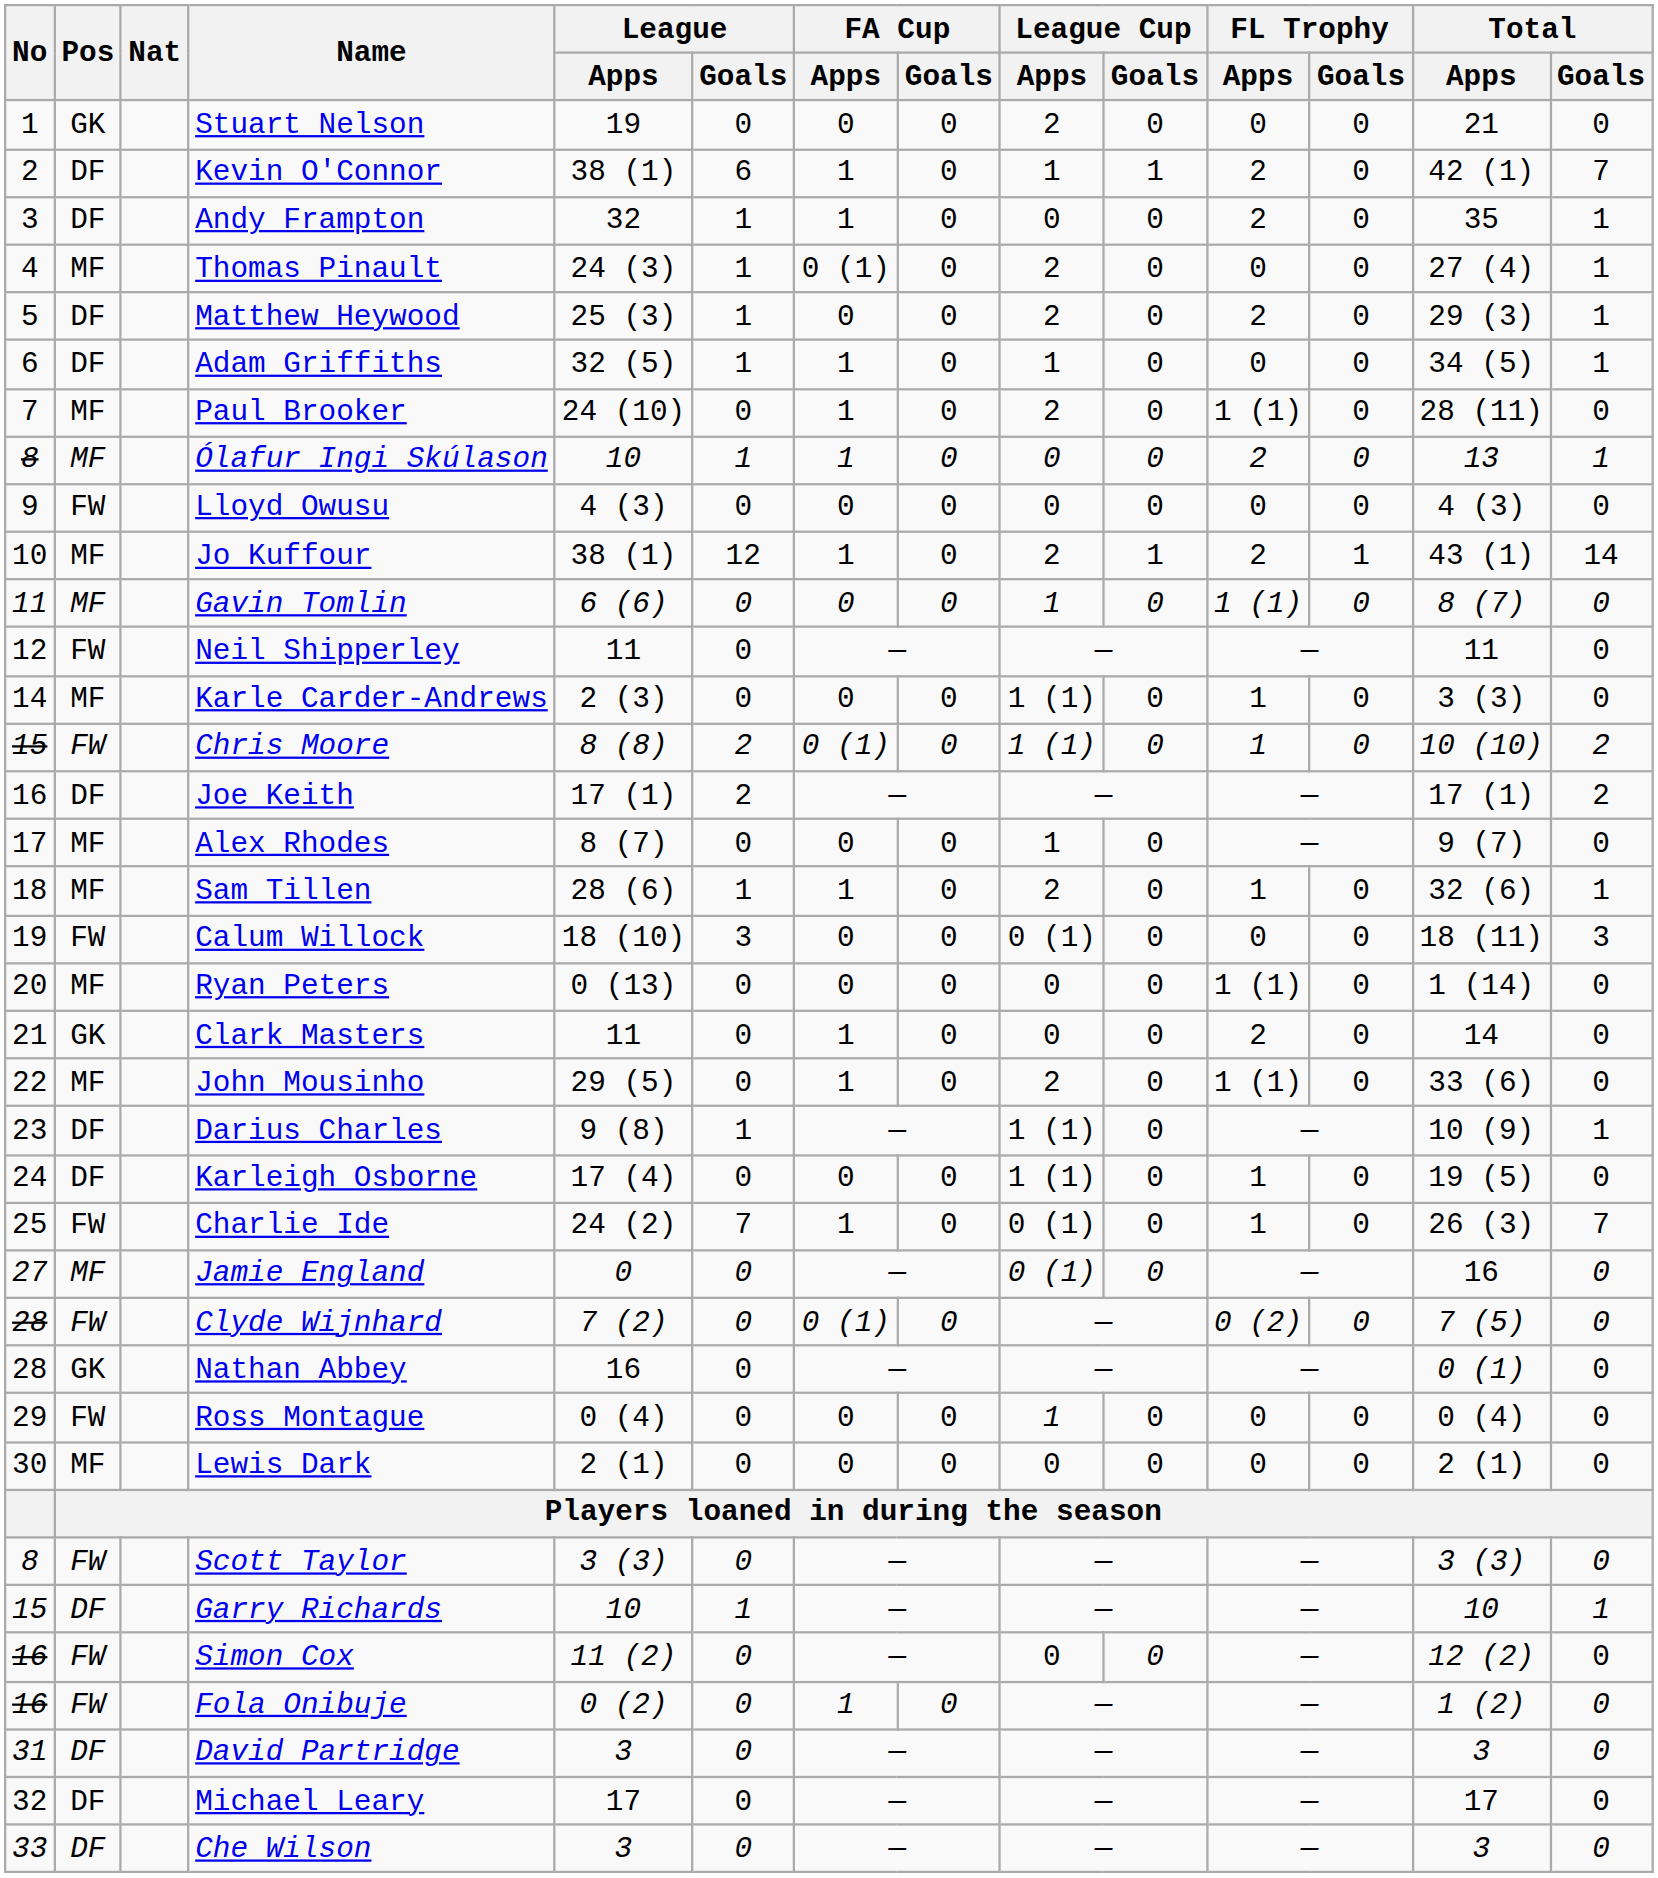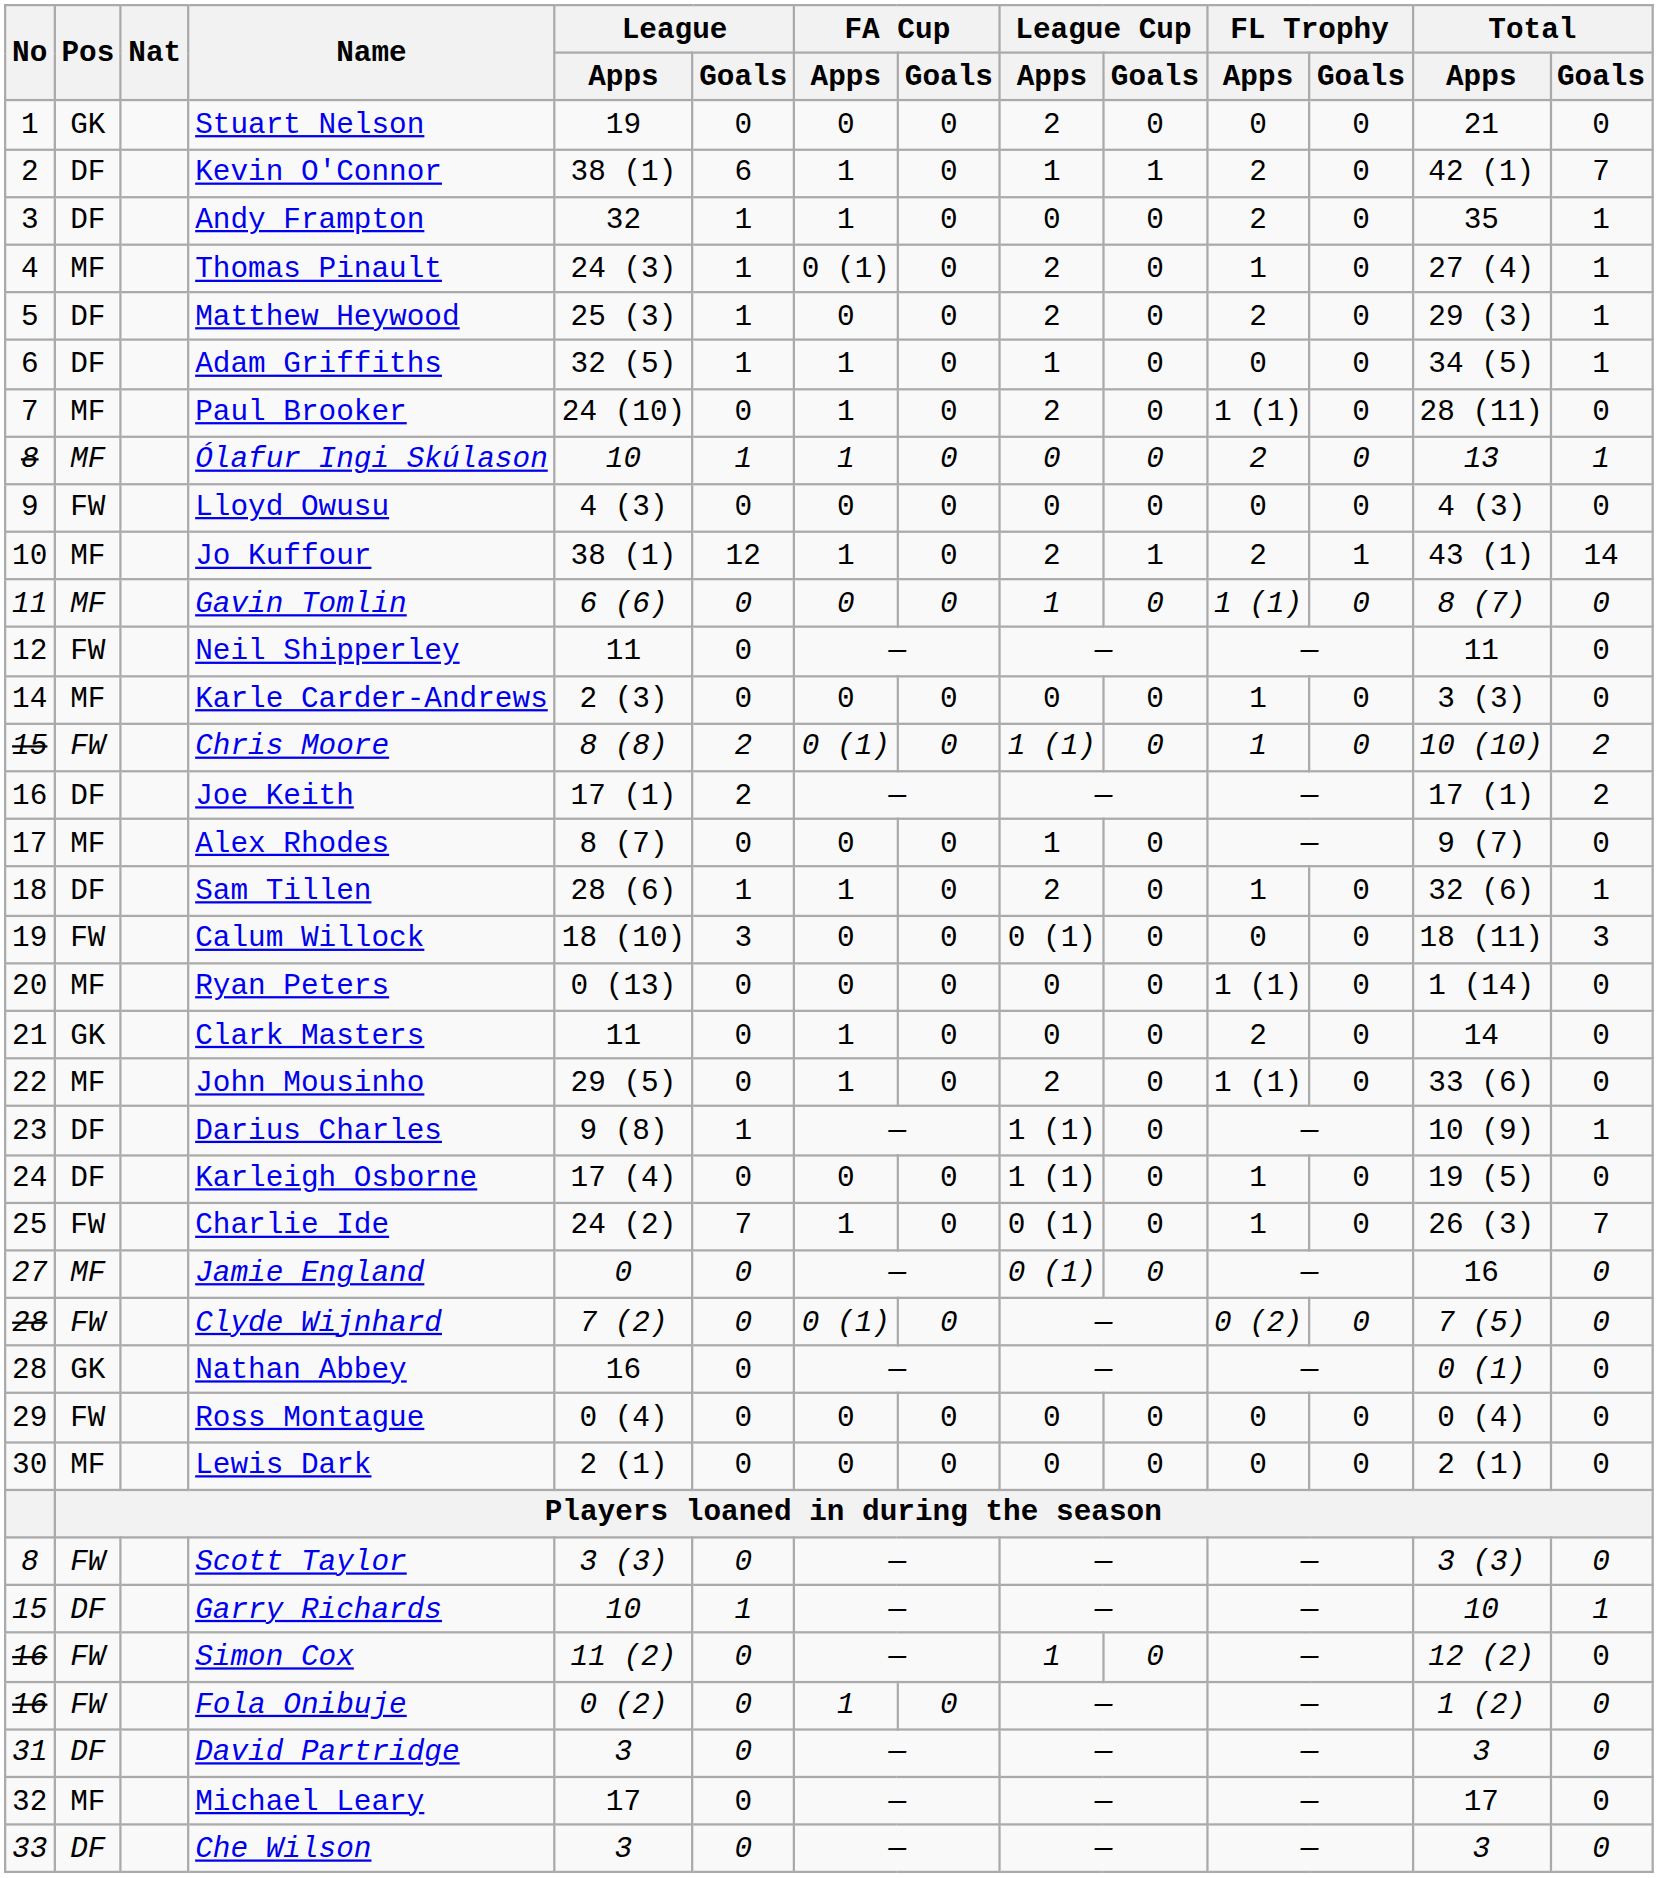(1258, 268) 0 -> (1258, 268) 1
(1052, 699) 1 (1) -> (1052, 699) 0
(88, 891) MF -> (88, 891) DF
(1052, 1418) 1 -> (1052, 1418) 0
(1052, 1657) 0 -> (1052, 1657) 1
(88, 1801) DF -> (88, 1801) MF
